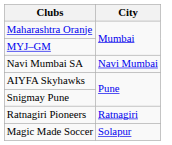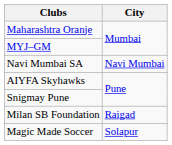+ row: (53, 115)
- row: (47, 115)
